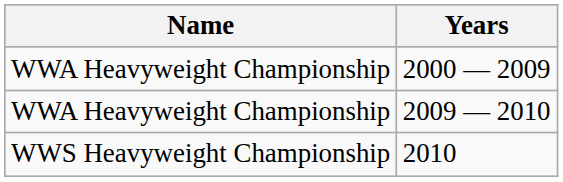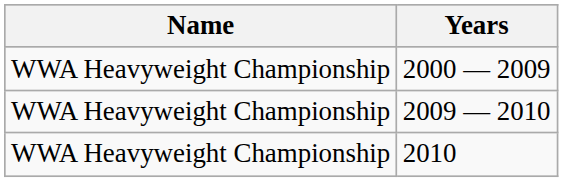(201, 153) WWS Heavyweight Championship -> (201, 153) WWA Heavyweight Championship
